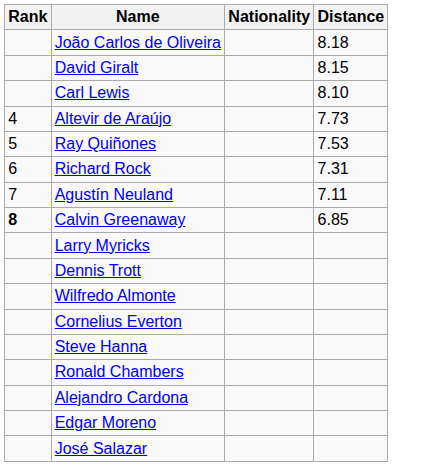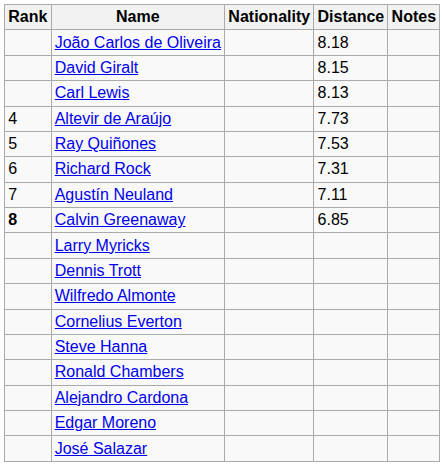+ column: (414, 17)
(333, 93) 8.10 -> (333, 93) 8.13
